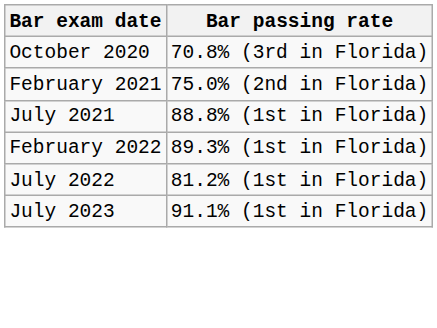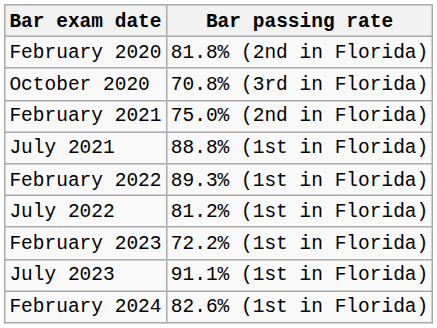+ row: (85, 52)
+ row: (85, 243)
+ row: (85, 307)
